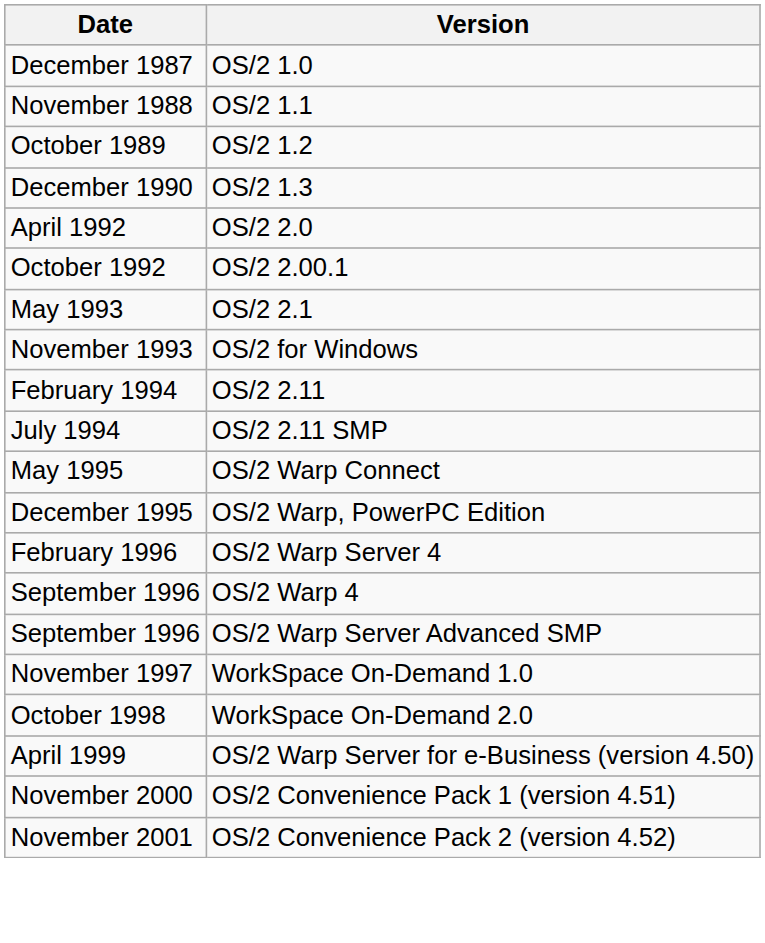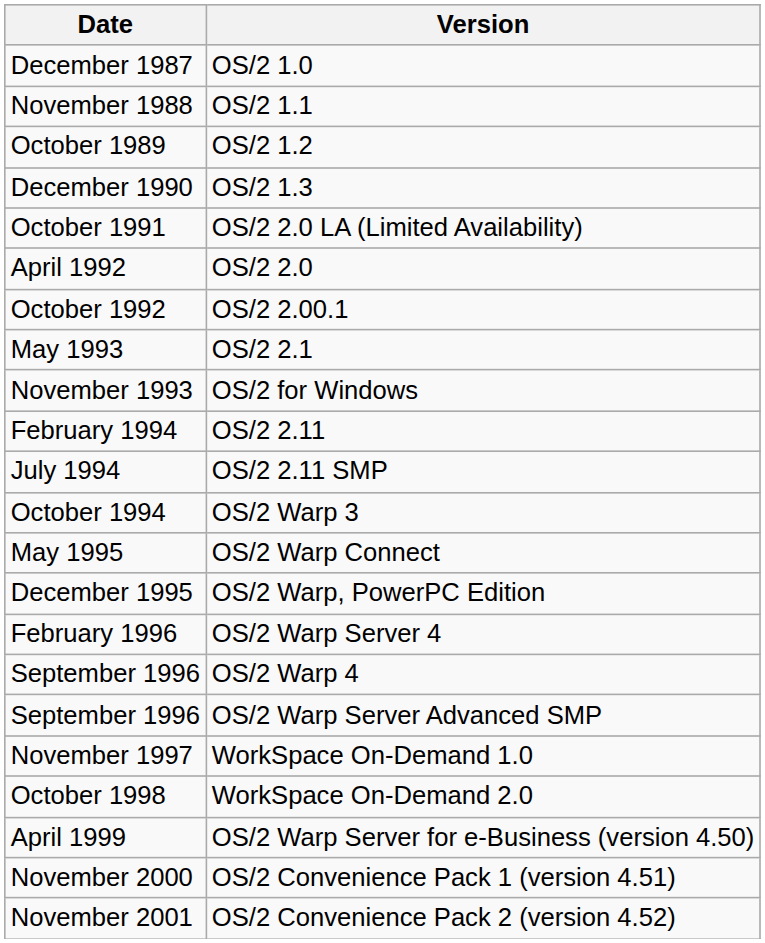+ row: (397, 227)
+ row: (285, 512)
